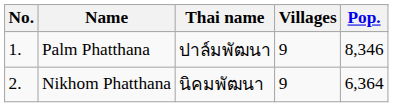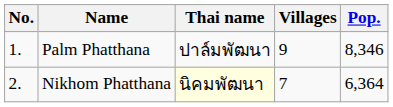(221, 84) no background -> (221, 84) lightyellow background
(283, 84) 9 -> (283, 84) 7
